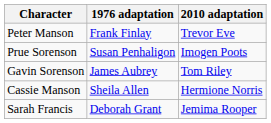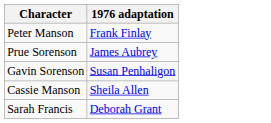- column: (222, 14)
(132, 52) Susan Penhaligon -> (123, 52) James Aubrey
(123, 71) James Aubrey -> (132, 71) Susan Penhaligon
